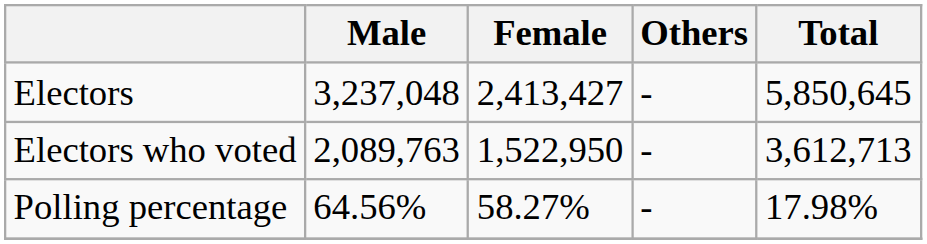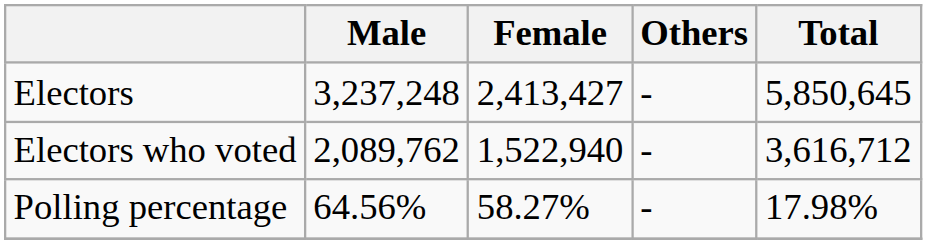(387, 91) 3,237,048 -> (387, 91) 3,237,248
(387, 149) 2,089,763 -> (387, 149) 2,089,762
(550, 149) 1,522,950 -> (550, 149) 1,522,940
(838, 149) 3,612,713 -> (838, 149) 3,616,712
